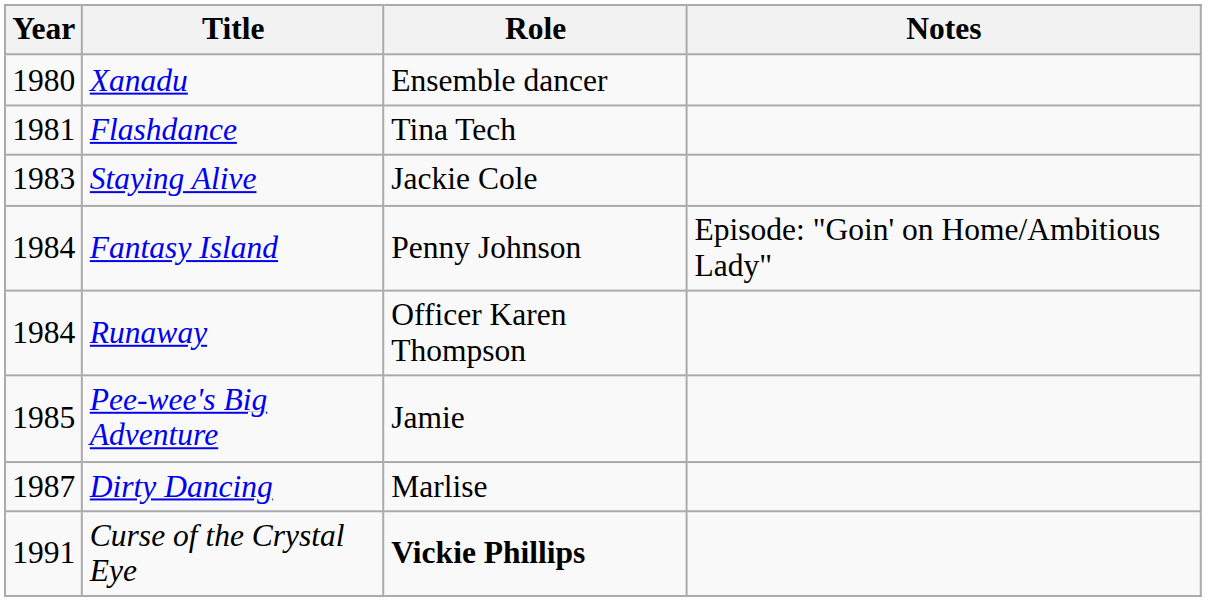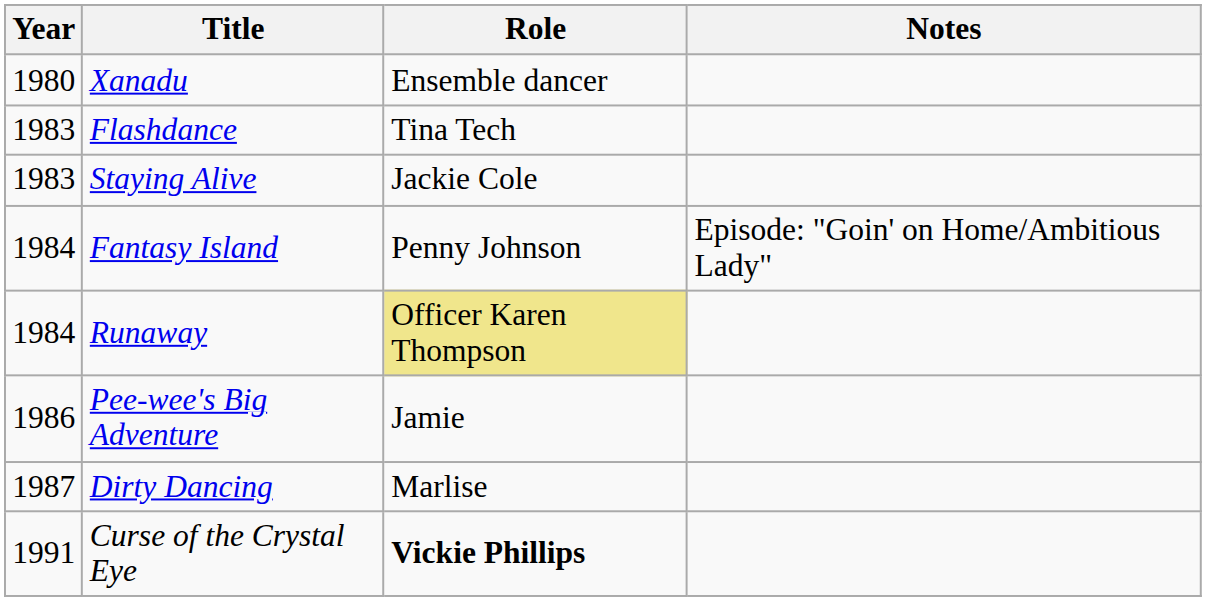(44, 129) 1981 -> (44, 129) 1983
(479, 332) no background -> (479, 332) khaki background
(44, 418) 1985 -> (44, 418) 1986
